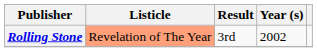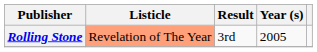(273, 36) 2002 -> (273, 36) 2005
